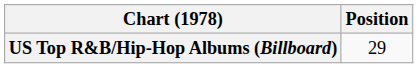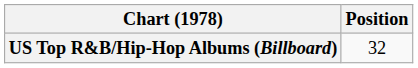(377, 47) 29 -> (377, 47) 32
